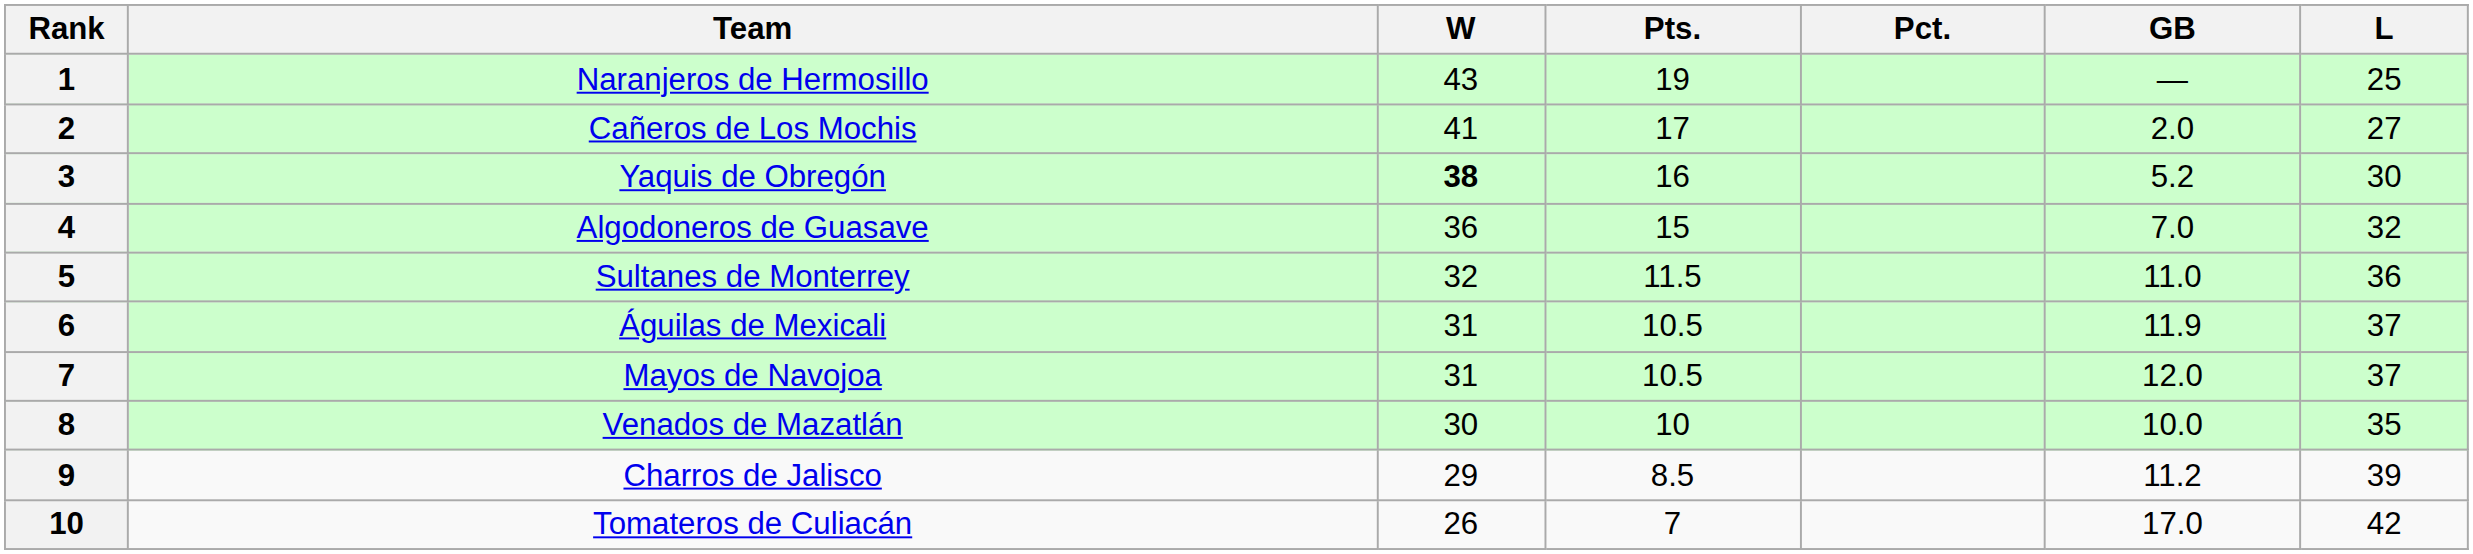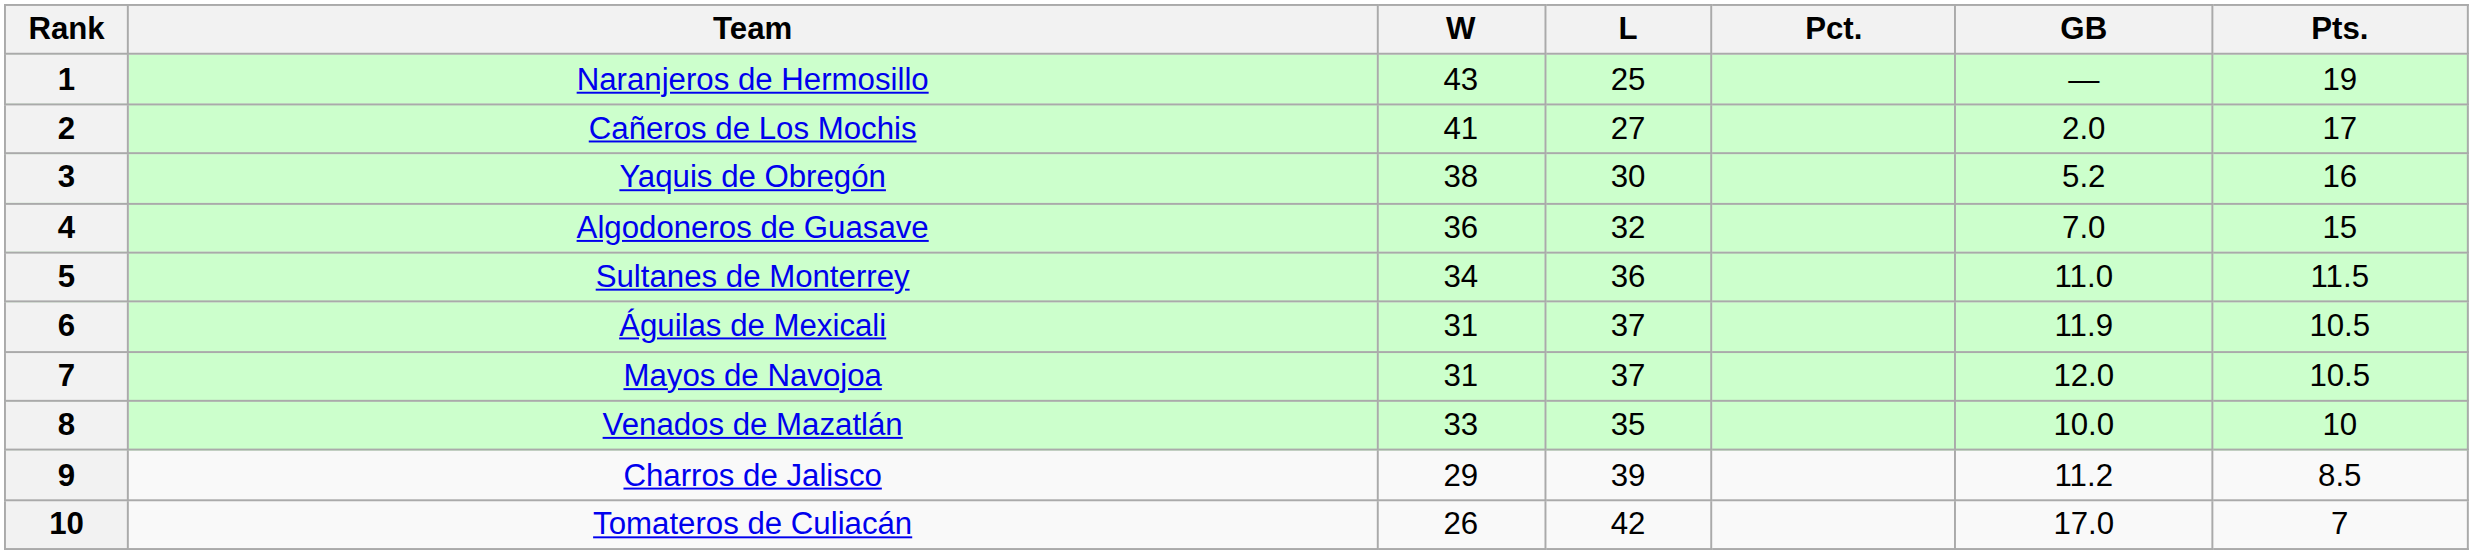columns swapped: (2384, 29) <-> (1672, 29)
(1461, 177) bold -> (1461, 177) normal
(1461, 276) 32 -> (1461, 276) 34
(1461, 425) 30 -> (1461, 425) 33
